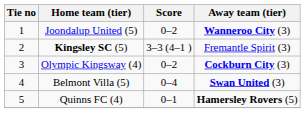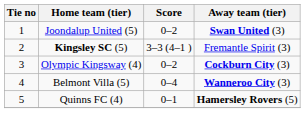(247, 30) Wanneroo City (3) -> (247, 30) Swan United (3)
(247, 82) Swan United (3) -> (247, 82) Wanneroo City (3)
